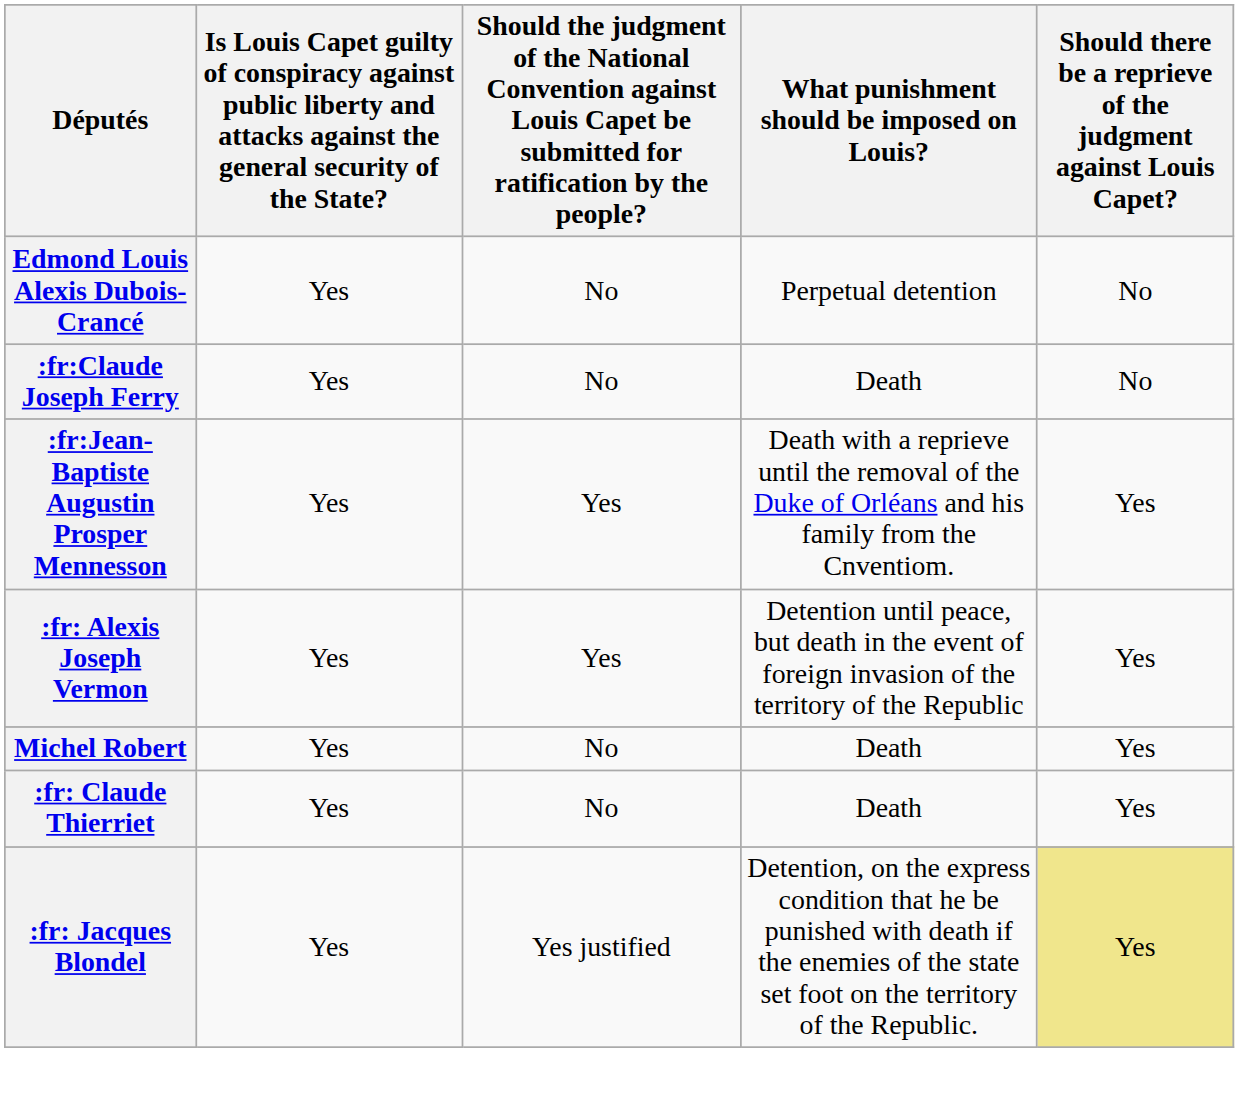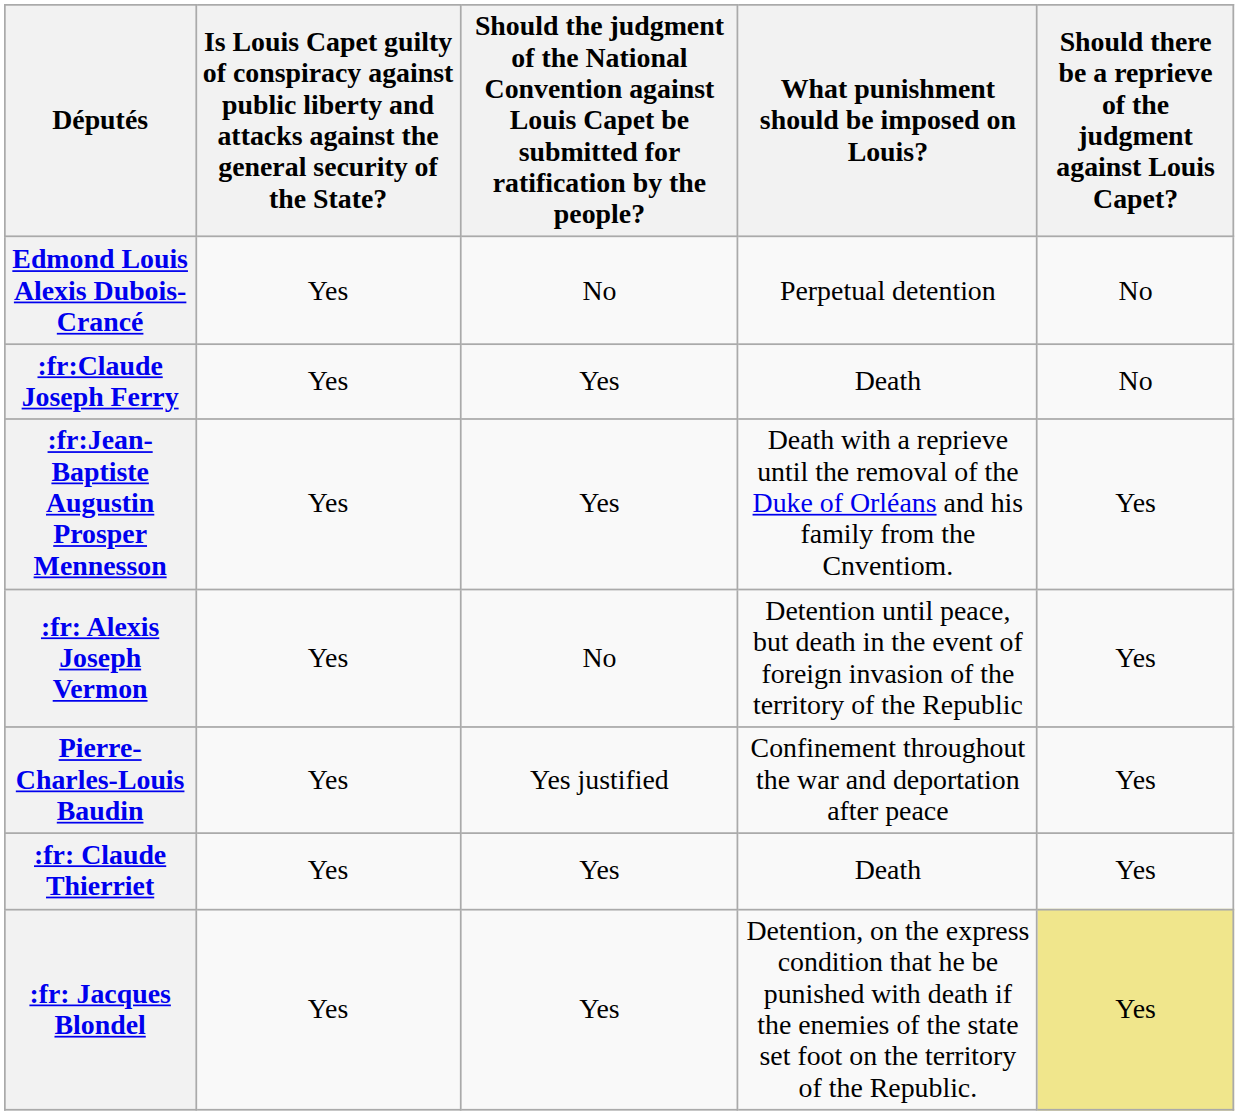(601, 381) No -> (599, 381) Yes
(601, 657) Yes -> (599, 657) No
- row: (100, 748)
+ row: (100, 779)
(601, 808) No -> (599, 870) Yes
(601, 946) Yes justified -> (599, 1009) Yes
